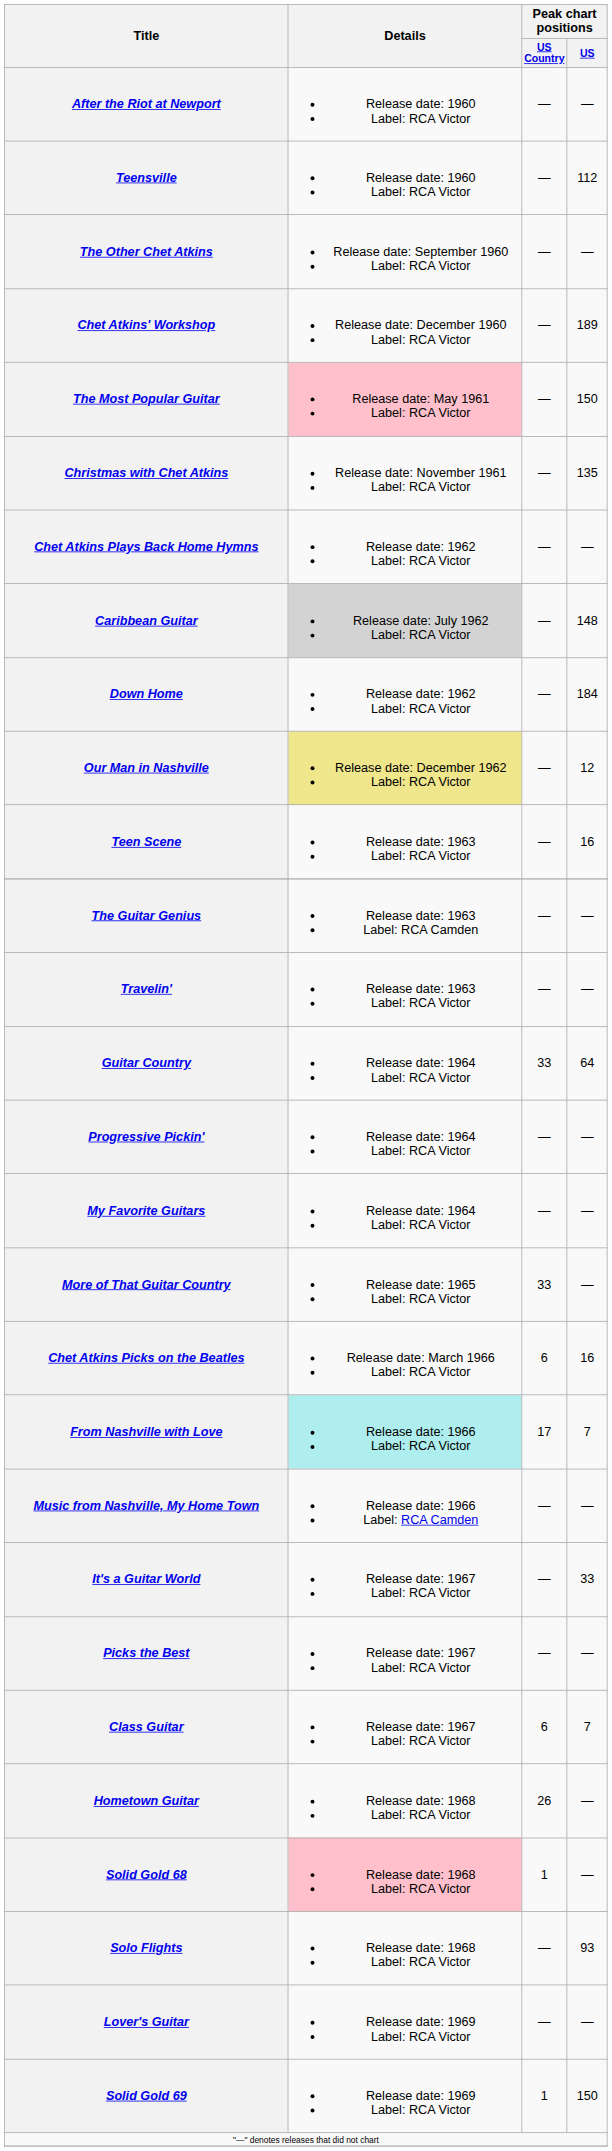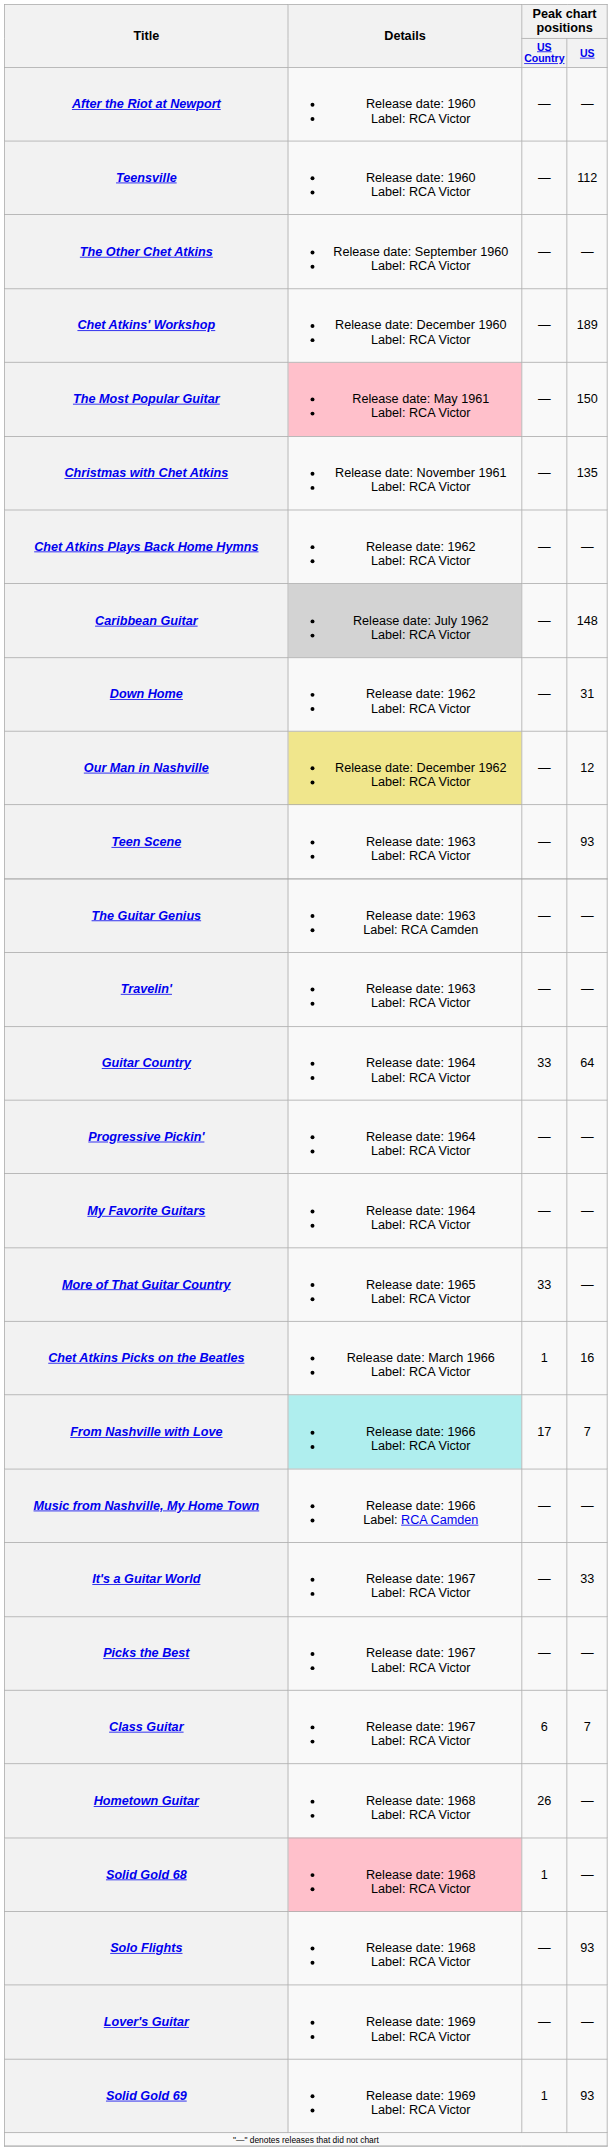(587, 694) 184 -> (587, 694) 31
(587, 841) 16 -> (587, 841) 93
(544, 1358) 6 -> (544, 1358) 1
(587, 2096) 150 -> (587, 2096) 93
